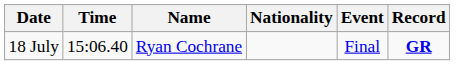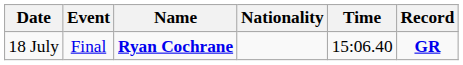columns swapped: (362, 18) <-> (97, 18)
(189, 45) normal -> (176, 45) bold
